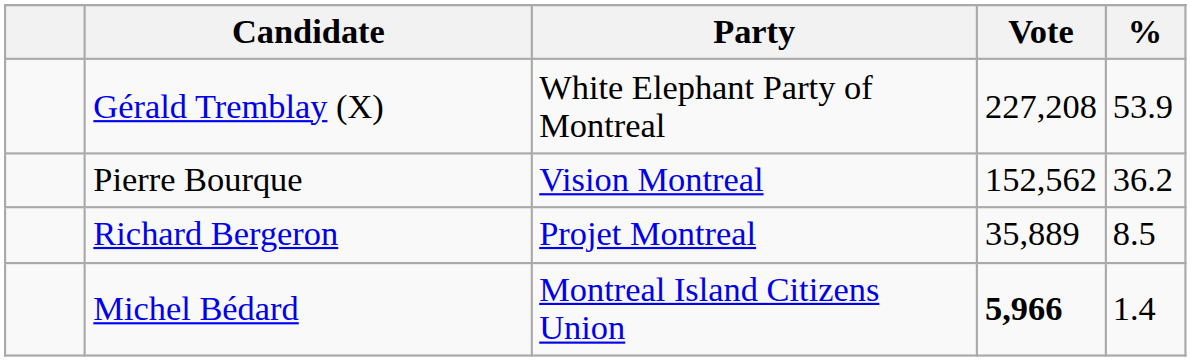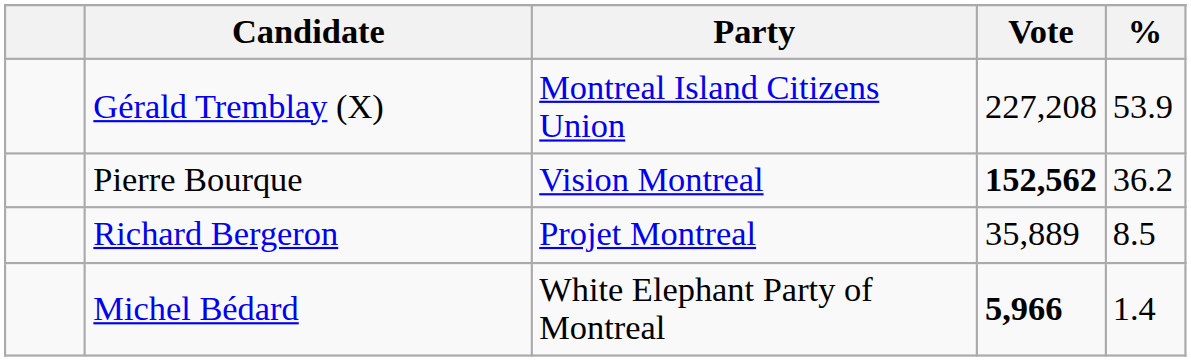(706, 105) White Elephant Party of Montreal -> (709, 105) Montreal Island Citizens Union
(1041, 179) normal -> (1041, 179) bold
(709, 308) Montreal Island Citizens Union -> (706, 308) White Elephant Party of Montreal
